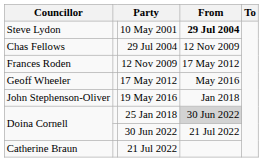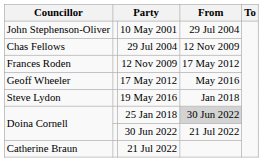(34, 30) Steve Lydon -> (58, 30) John Stephenson-Oliver
(213, 30) bold -> (214, 30) normal
(58, 98) John Stephenson-Oliver -> (34, 98) Steve Lydon
